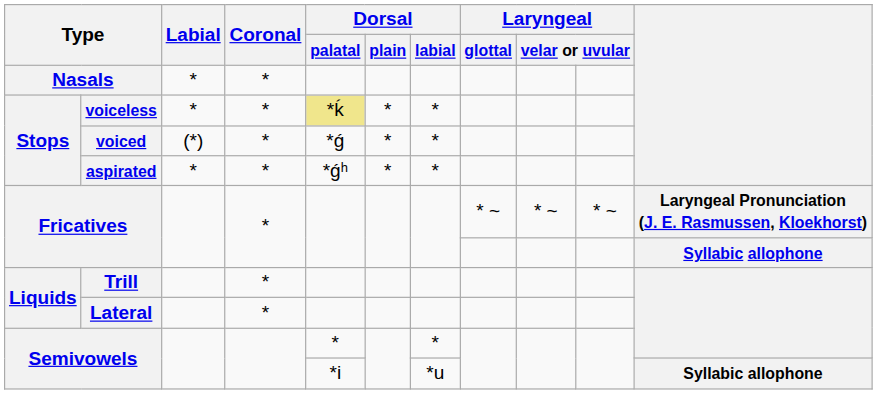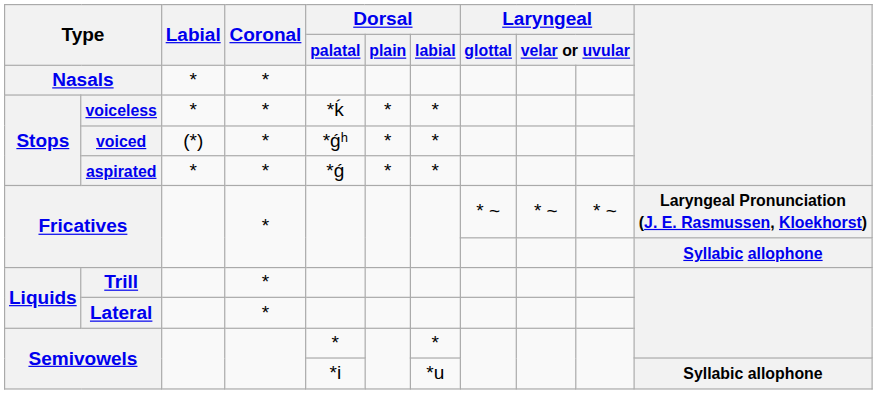(335, 110) khaki background -> (335, 110) no background
(335, 140) *ǵ -> (335, 140) *ǵʰ
(335, 170) *ǵʰ -> (335, 170) *ǵ
